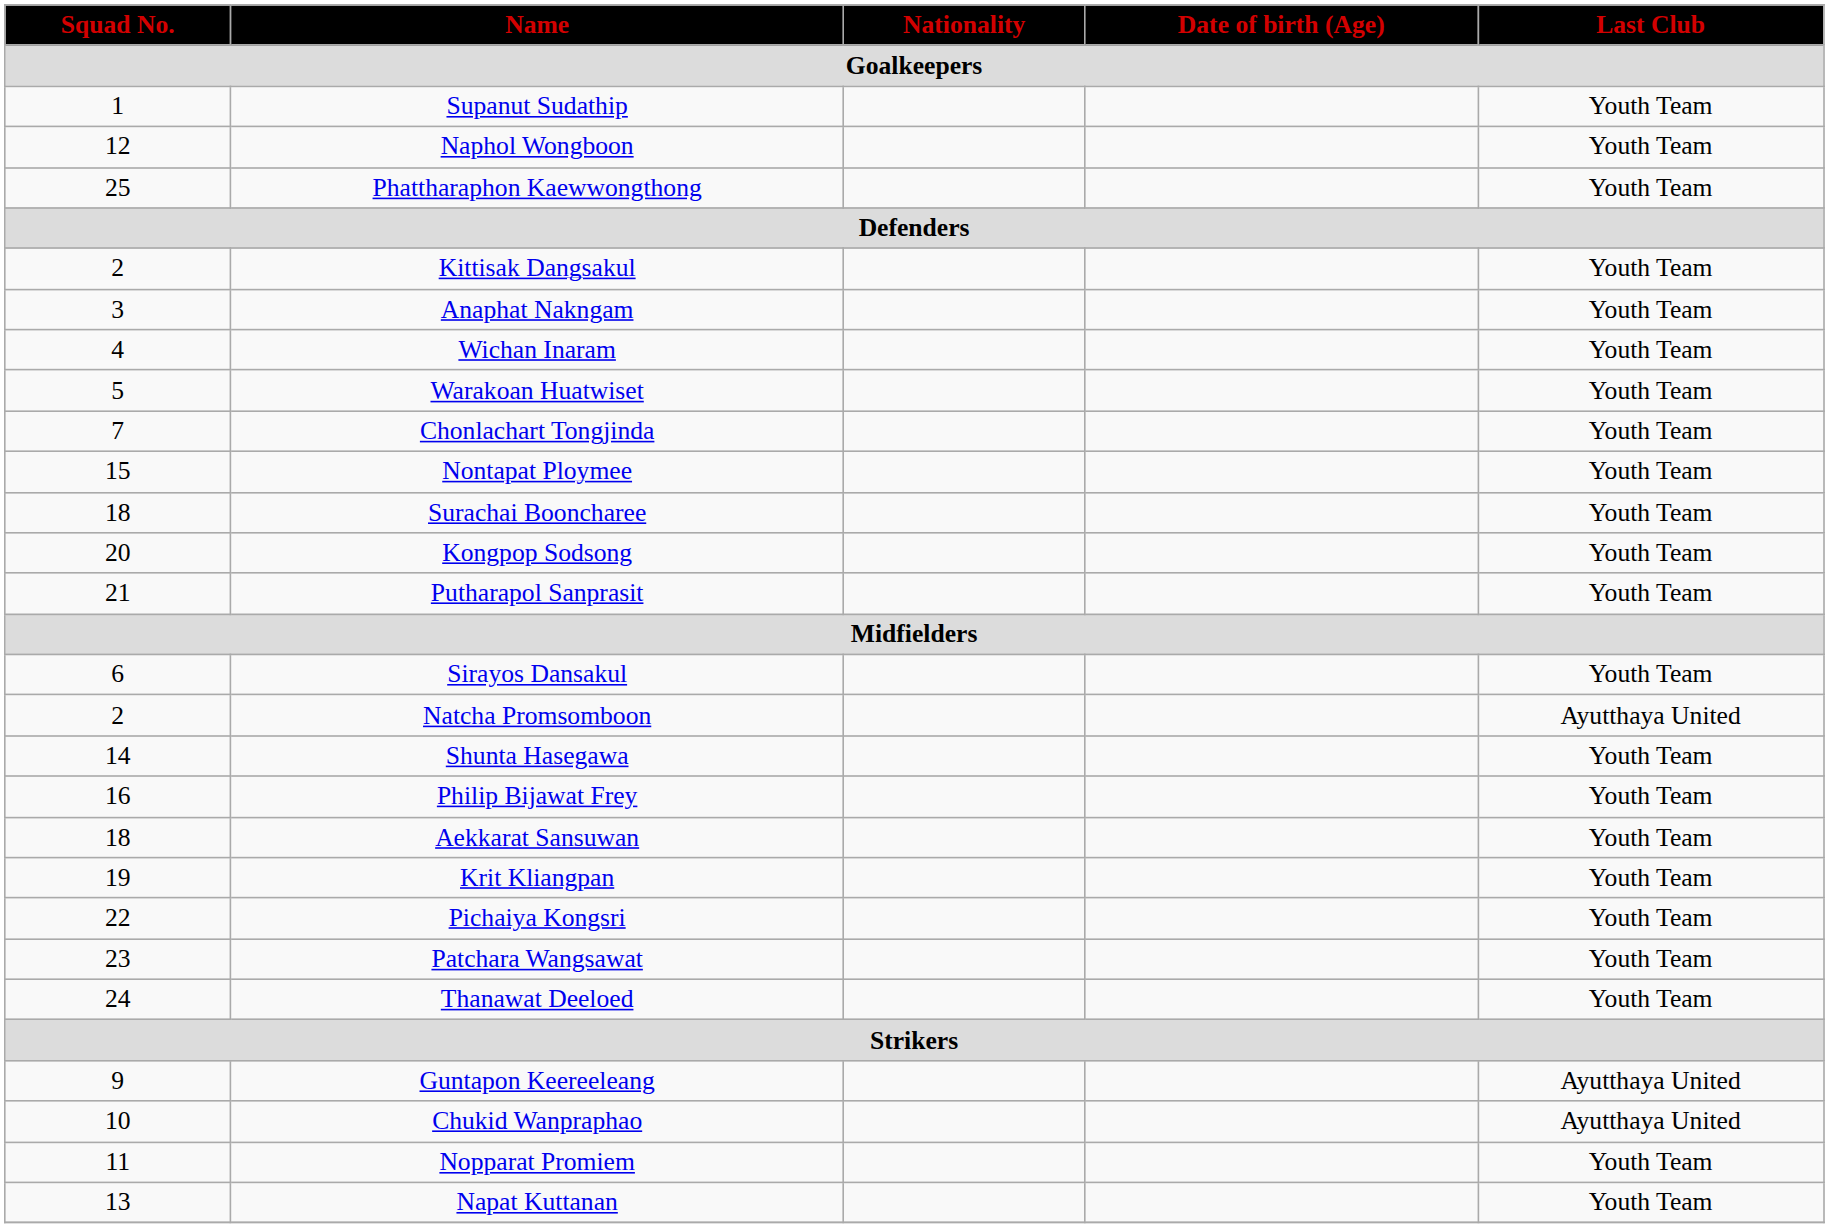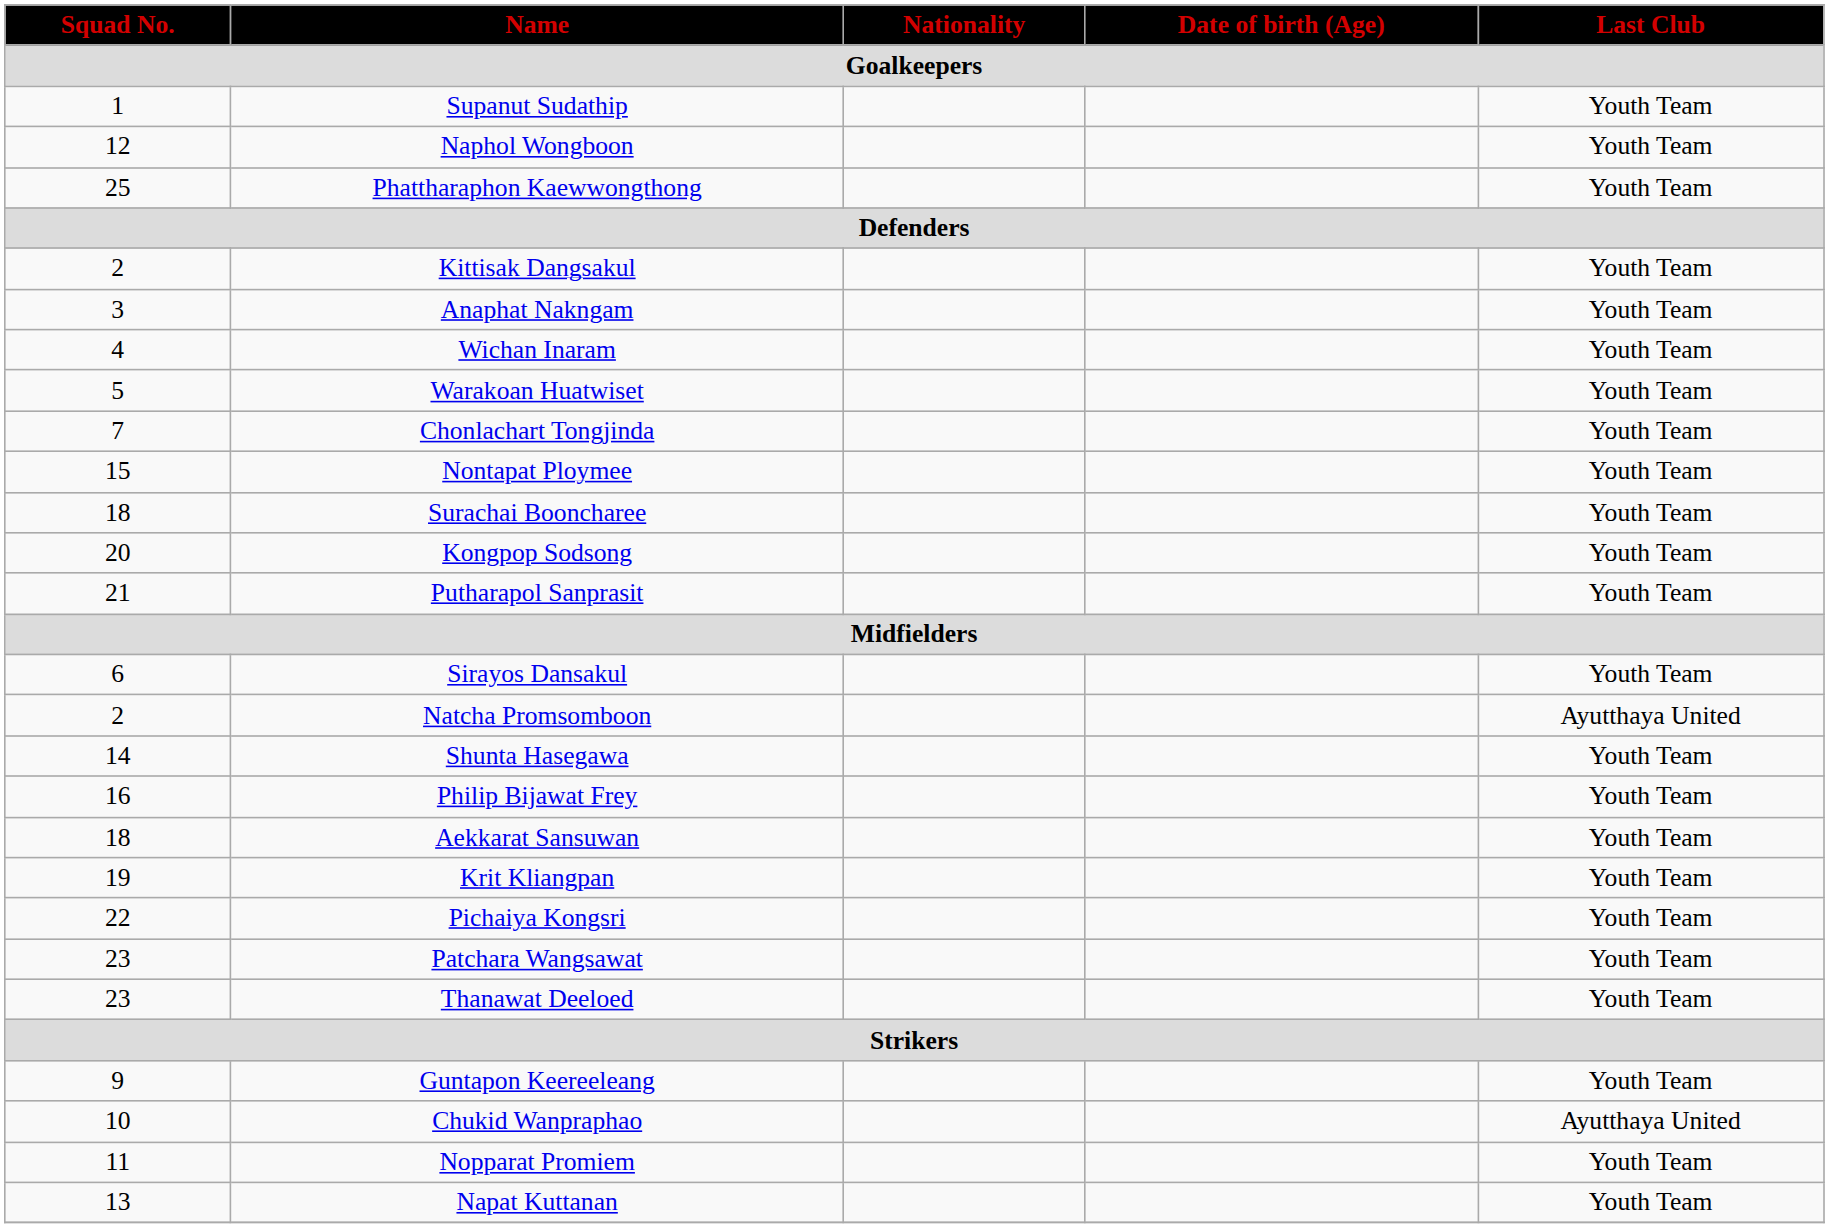(118, 999) 24 -> (118, 999) 23
(1651, 1080) Ayutthaya United -> (1651, 1080) Youth Team
